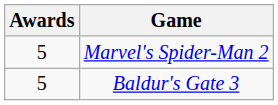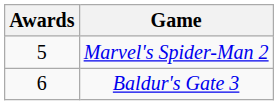(42, 83) 5 -> (42, 83) 6
